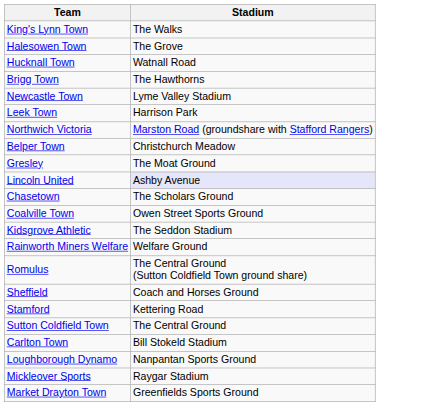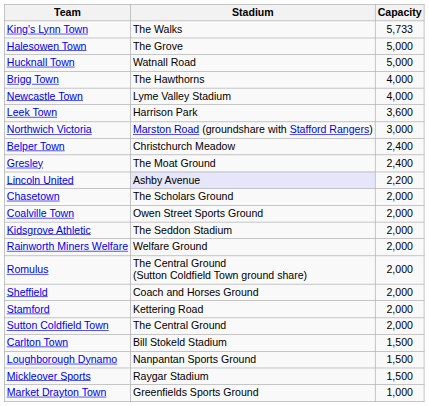+ column: (400, 12)
